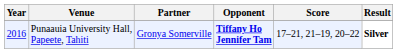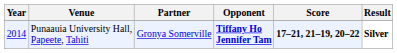(16, 34) 2016 -> (16, 34) 2014
(318, 34) normal -> (318, 34) bold
